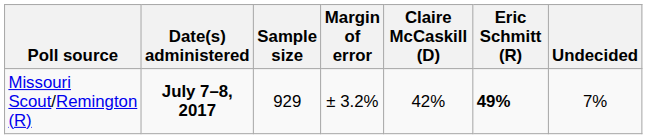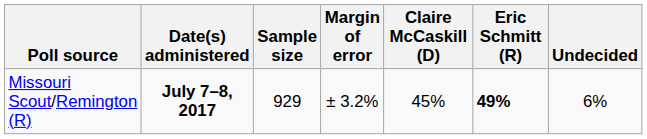(428, 101) 42% -> (428, 101) 45%
(595, 101) 7% -> (595, 101) 6%
